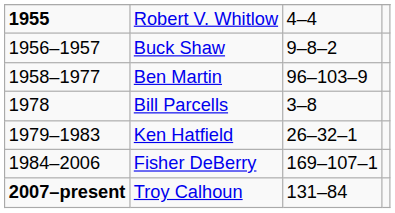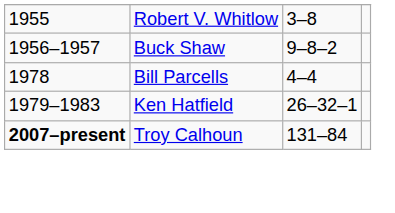(29, 18) bold -> (29, 18) normal
(302, 18) 4–4 -> (302, 18) 3–8
- row: (178, 76)
(302, 105) 3–8 -> (302, 76) 4–4
- row: (195, 163)
